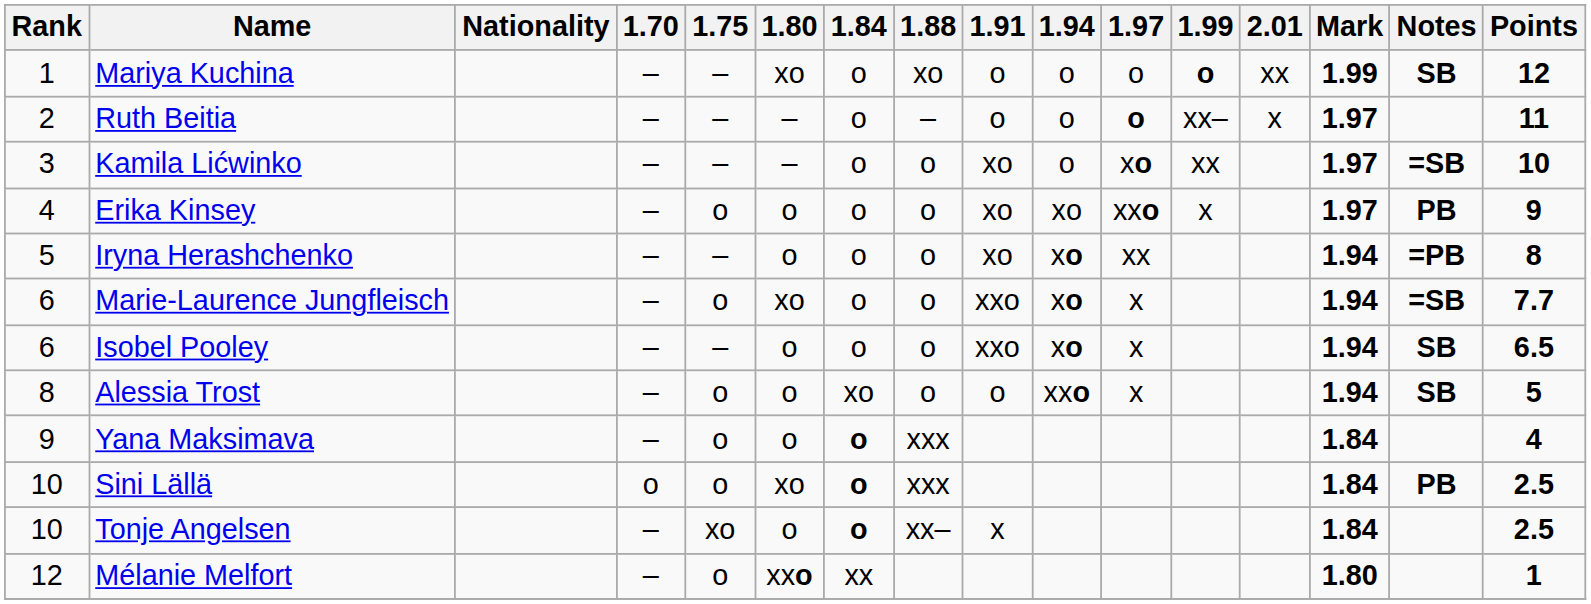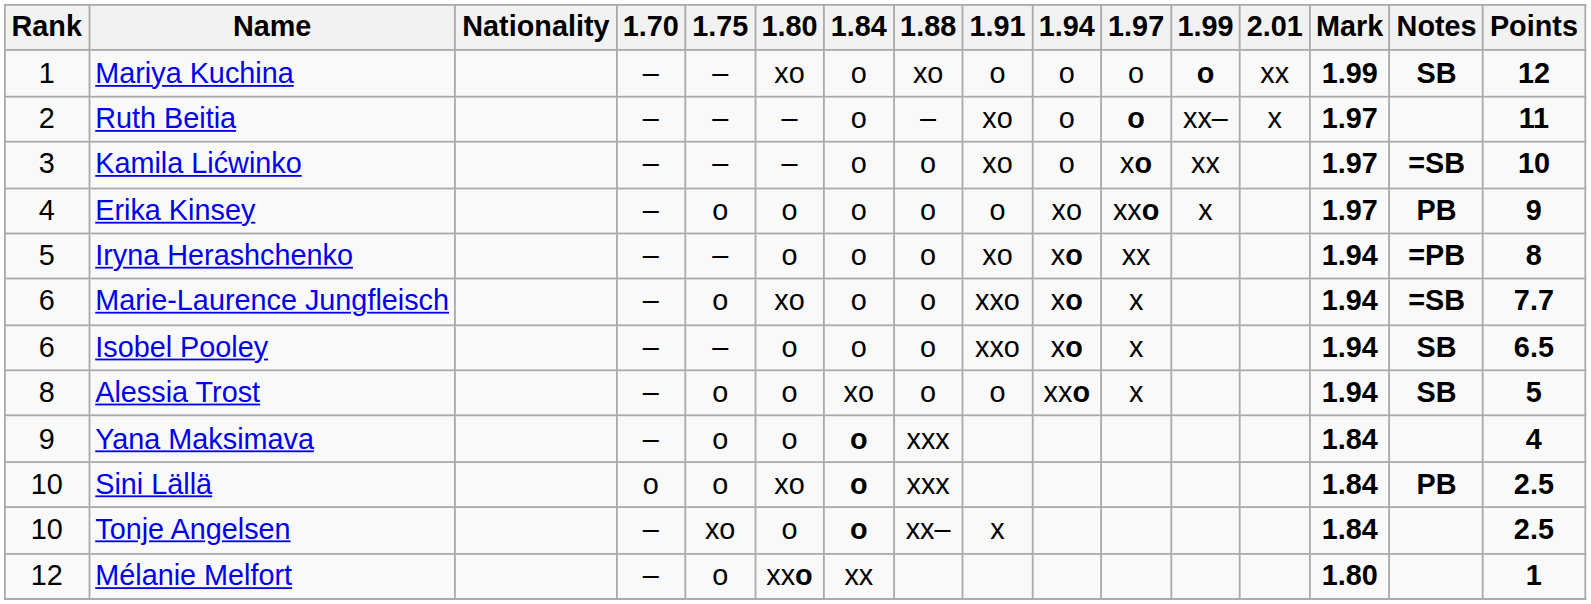(997, 118) o -> (997, 118) xo
(997, 210) xo -> (997, 210) o
